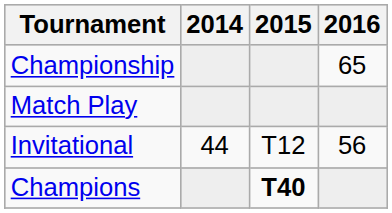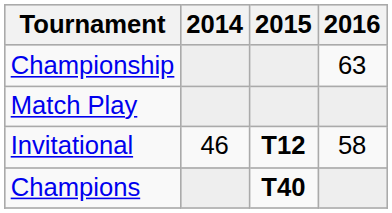(352, 65) 65 -> (352, 65) 63
(215, 146) 44 -> (215, 146) 46
(283, 146) normal -> (283, 146) bold
(352, 146) 56 -> (352, 146) 58
